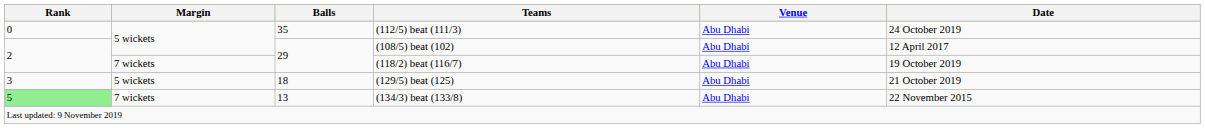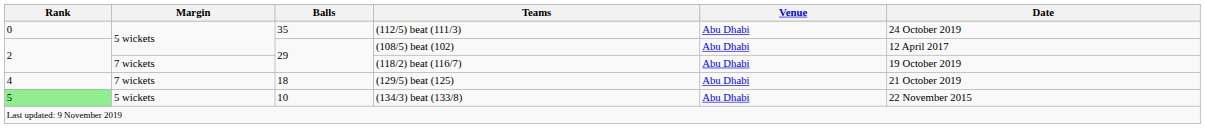(9, 81) 3 -> (9, 81) 4
(134, 81) 5 wickets -> (134, 81) 7 wickets
(134, 98) 7 wickets -> (134, 98) 5 wickets
(283, 98) 13 -> (283, 98) 10
